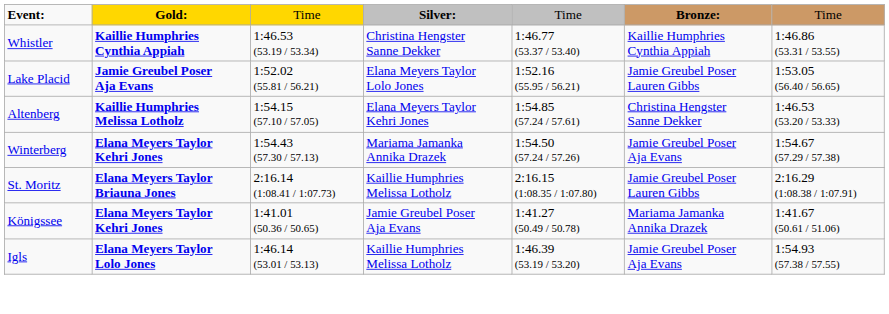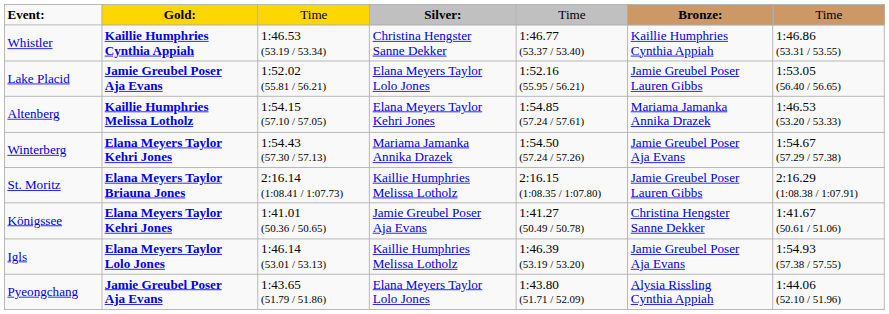(677, 114) Christina Hengster Sanne Dekker -> (679, 114) Mariama Jamanka Annika Drazek
(676, 220) Mariama Jamanka Annika Drazek -> (680, 220) Christina Hengster Sanne Dekker
+ row: (43, 292)
